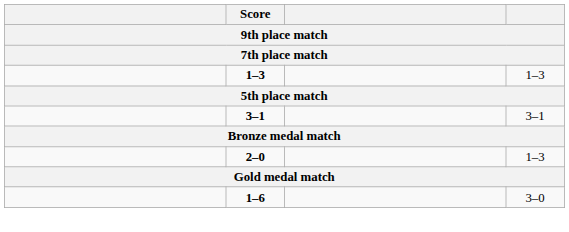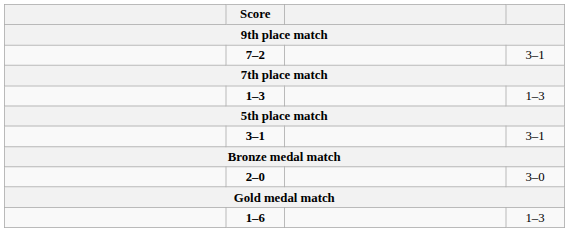+ row: (255, 55)
(535, 156) 1–3 -> (535, 177) 3–0
(535, 197) 3–0 -> (535, 217) 1–3
